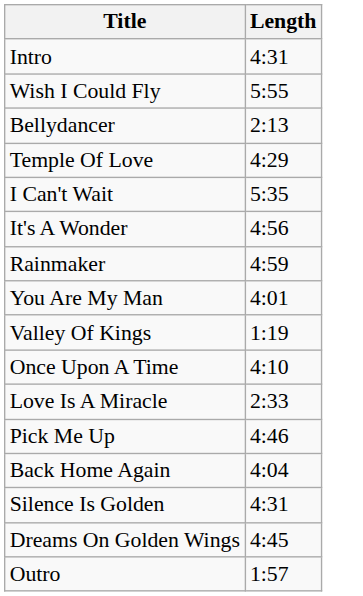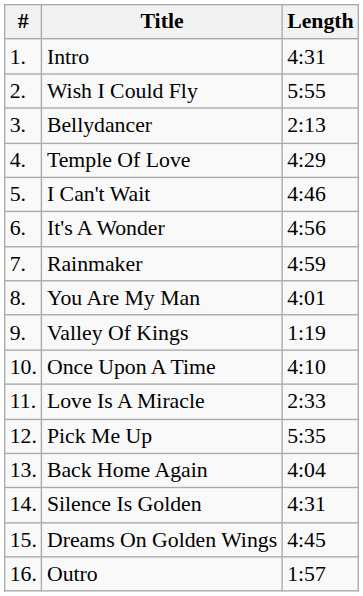+ column: (23, 21)
(269, 194) 5:35 -> (307, 194) 4:46
(269, 435) 4:46 -> (307, 435) 5:35
